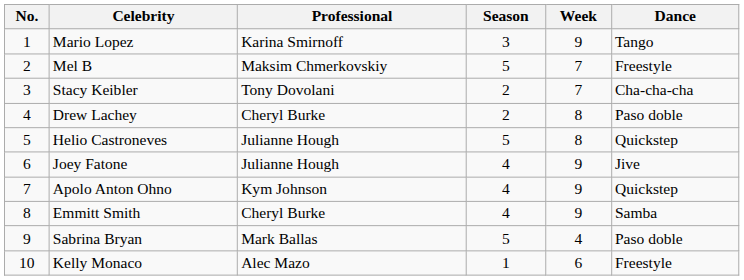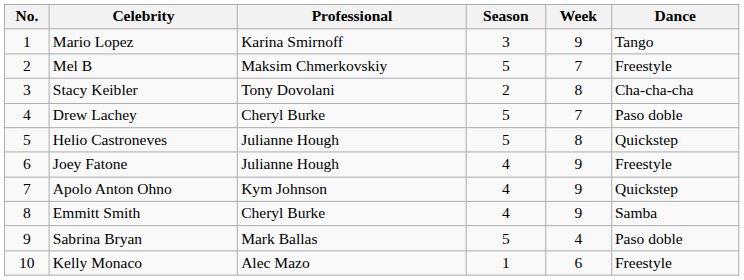(578, 90) 7 -> (578, 90) 8
(506, 115) 2 -> (506, 115) 5
(578, 115) 8 -> (578, 115) 7
(627, 164) Jive -> (643, 164) Freestyle
